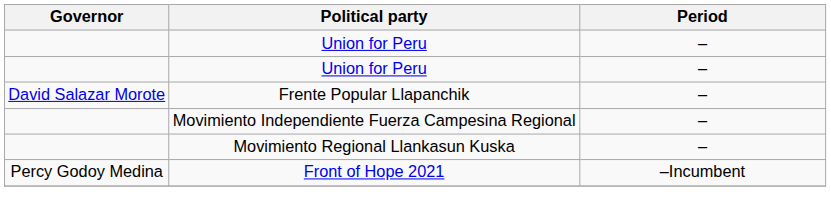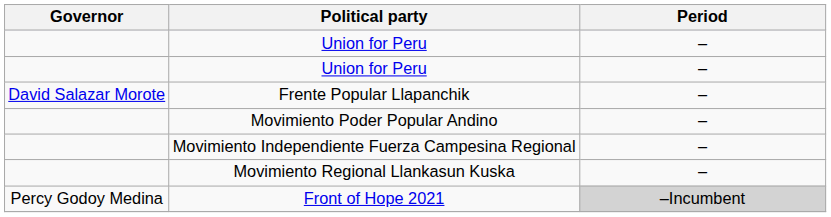+ row: (87, 121)
(702, 172) no background -> (702, 198) lightgrey background
